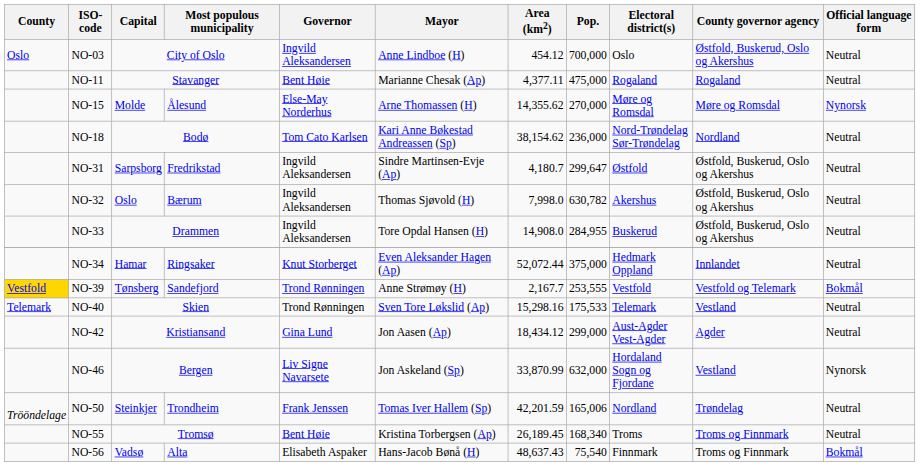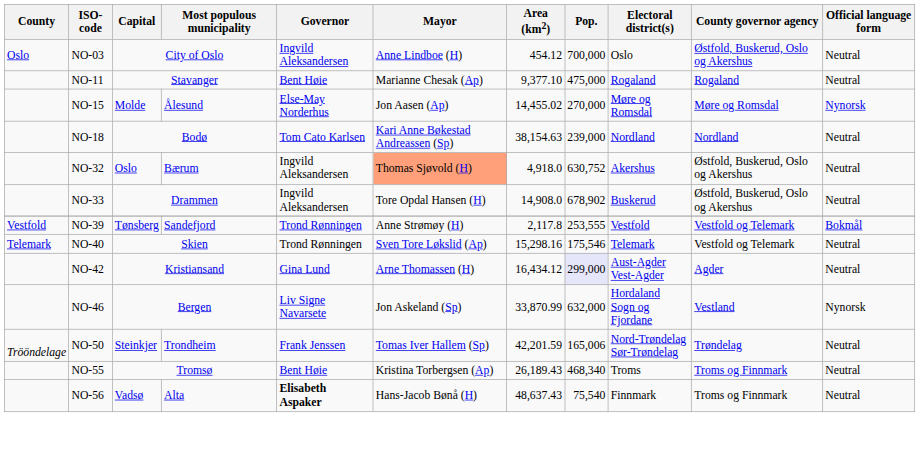(543, 80) 4,377.11 -> (542, 80) 9,377.10
(427, 105) Arne Thomassen (H) -> (412, 105) Jon Aasen (Ap)
(540, 105) 14,355.62 -> (539, 105) 14,455.02
(540, 137) 38,154.62 -> (539, 137) 38,154.63
(588, 137) 236,000 -> (586, 137) 239,000
(650, 137) Nord-Trøndelag Sør-Trøndelag -> (633, 137) Nordland
- row: (88, 168)
(426, 200) no background -> (424, 168) lightsalmon background
(546, 200) 7,998.0 -> (544, 168) 4,918.0
(588, 200) 630,782 -> (586, 168) 630,752
(588, 231) 284,955 -> (586, 200) 678,902
- row: (88, 263)
(27, 288) gold background -> (27, 225) no background
(546, 288) 2,167.7 -> (545, 225) 2,117.8
(588, 307) 175,533 -> (586, 243) 175,546
(716, 307) Vestland -> (744, 243) Vestfold og Telemark
(415, 332) Jon Aasen (Ap) -> (425, 269) Arne Thomassen (H)
(540, 332) 18,434.12 -> (539, 269) 16,434.12
(588, 332) no background -> (586, 269) lavender background
(634, 408) Nordland -> (648, 345) Nord-Trøndelag Sør-Trøndelag
(540, 433) 26,189.45 -> (539, 370) 26,189.43
(588, 433) 168,340 -> (586, 370) 468,340
(324, 452) normal -> (303, 395) bold
(844, 452) Bokmål -> (843, 395) Neutral
